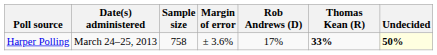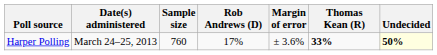columns swapped: (218, 18) <-> (273, 18)
(179, 41) 758 -> (179, 41) 760
